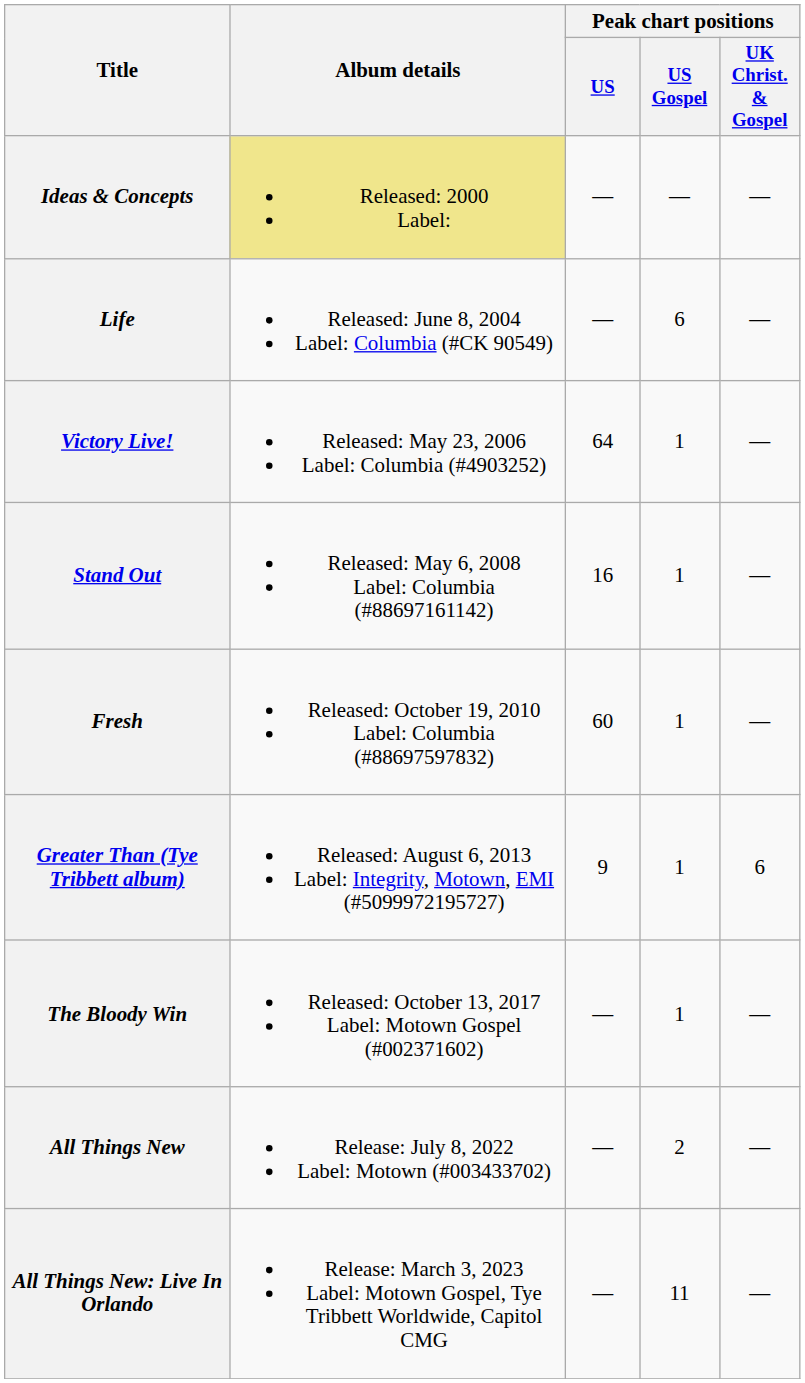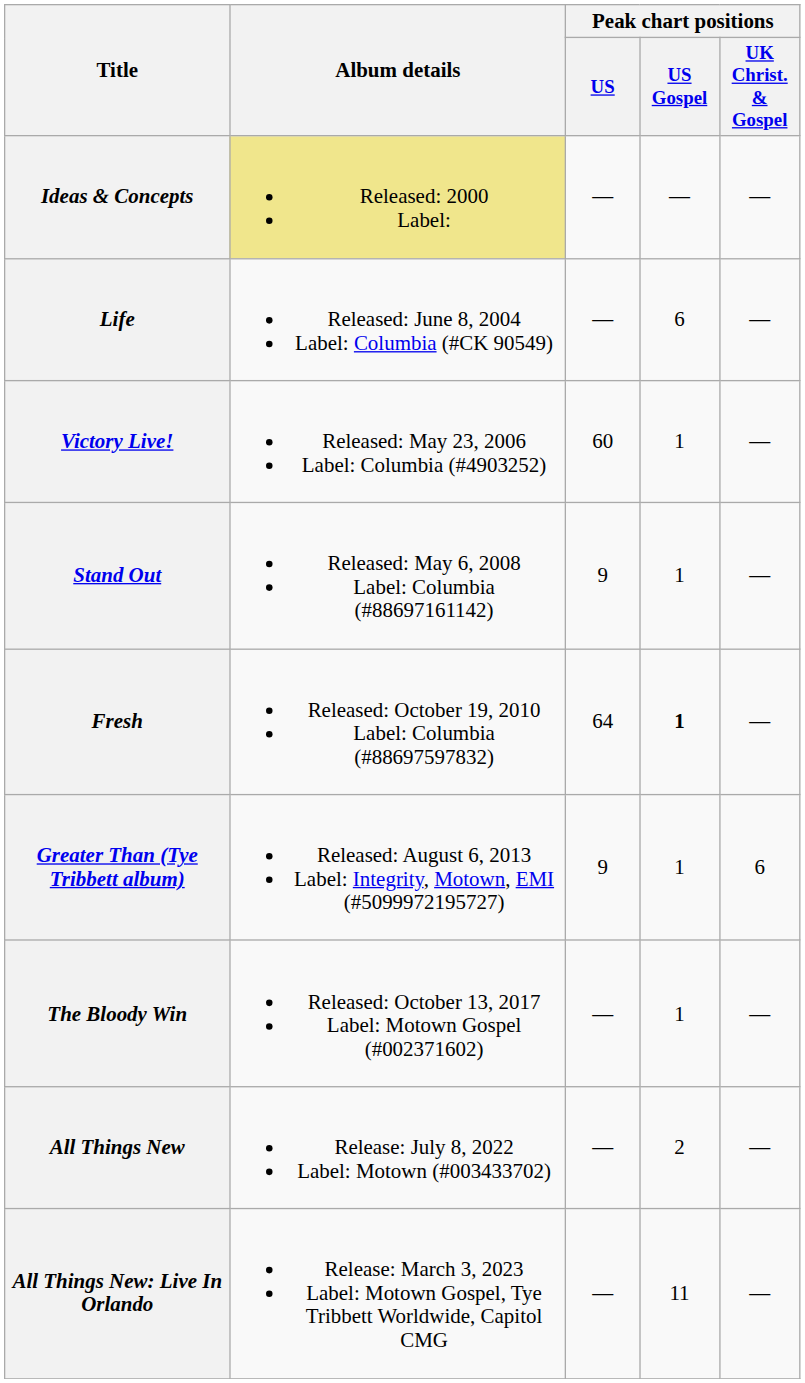(603, 441) 64 -> (603, 441) 60
(603, 575) 16 -> (603, 575) 9
(603, 721) 60 -> (603, 721) 64
(680, 721) normal -> (680, 721) bold
